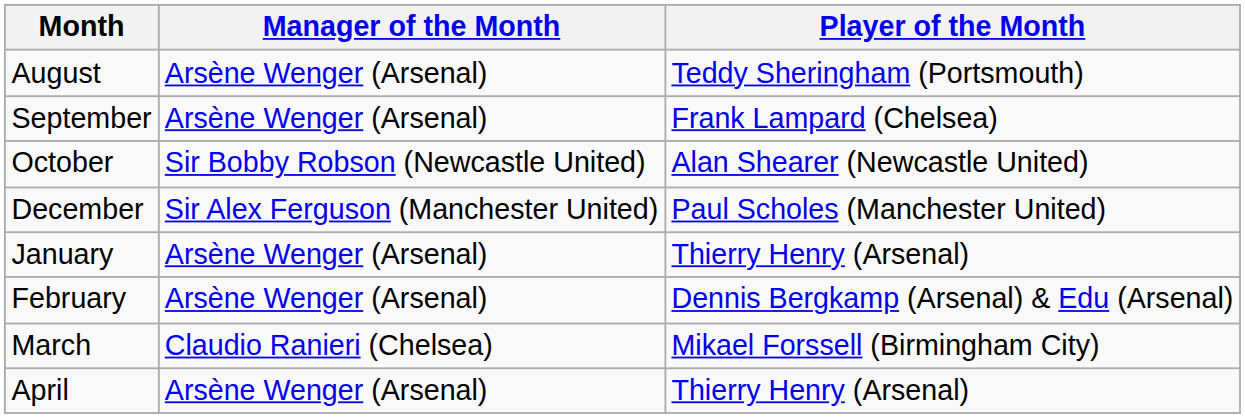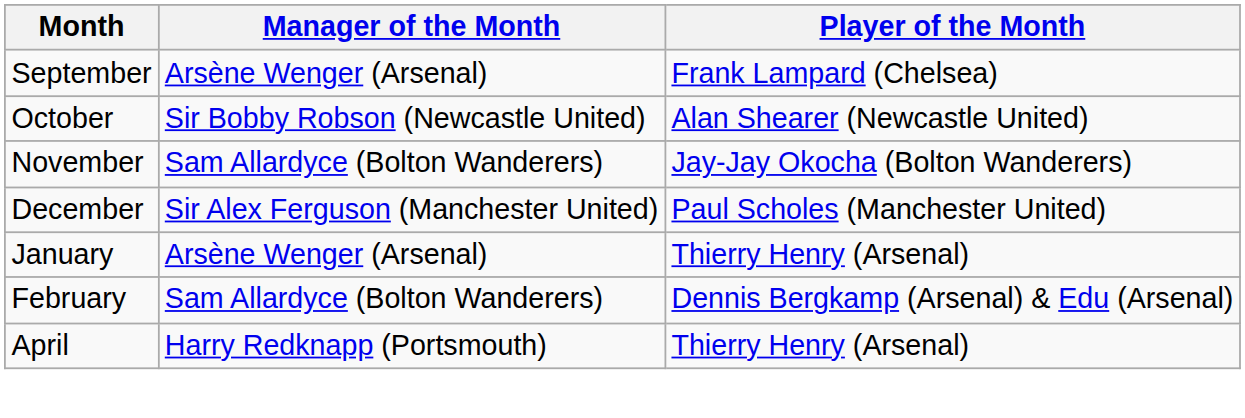- row: (56, 72)
+ row: (78, 163)
(326, 299) Arsène Wenger (Arsenal) -> (384, 299) Sam Allardyce (Bolton Wanderers)
- row: (51, 345)
(326, 390) Arsène Wenger (Arsenal) -> (356, 345) Harry Redknapp (Portsmouth)
